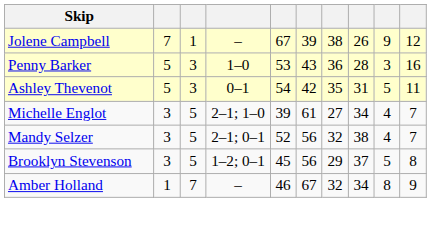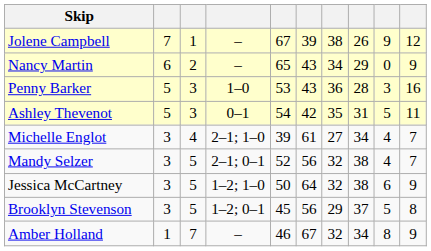+ row: (50, 64)
(193, 112) 5 -> (193, 137) 4
+ row: (65, 185)
